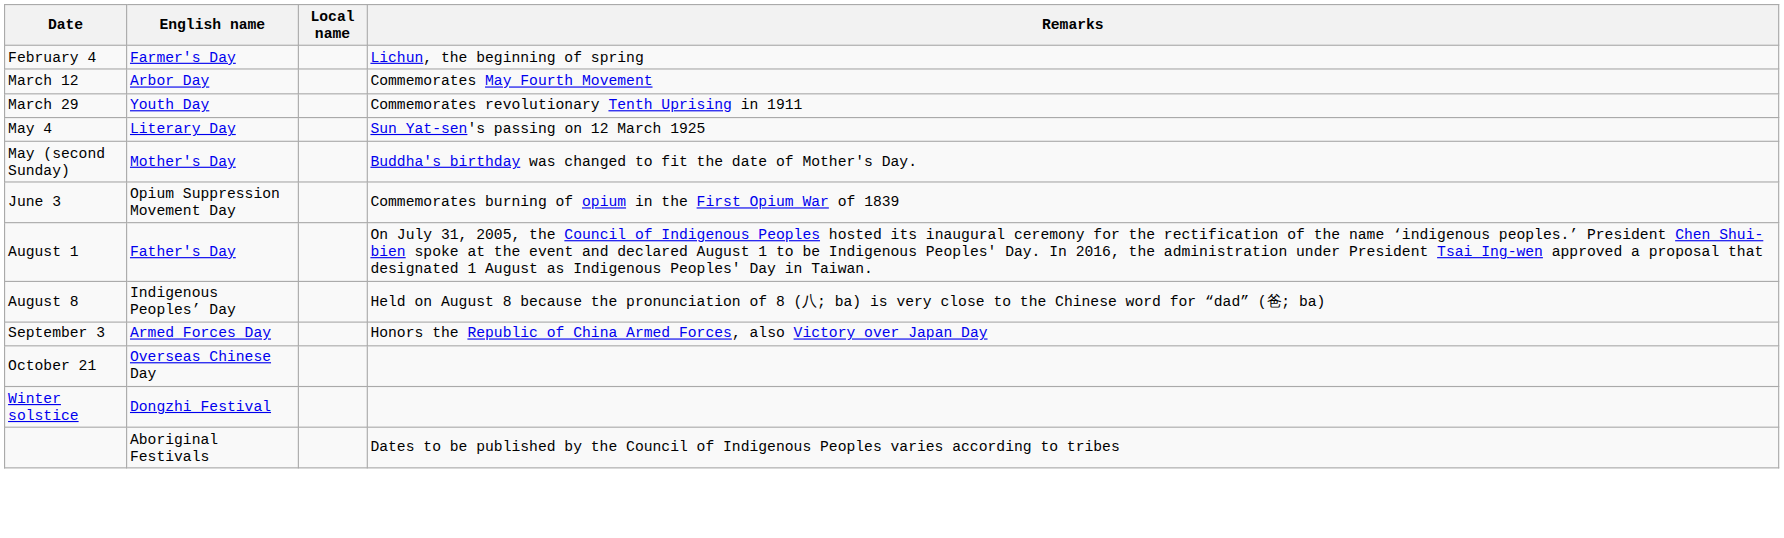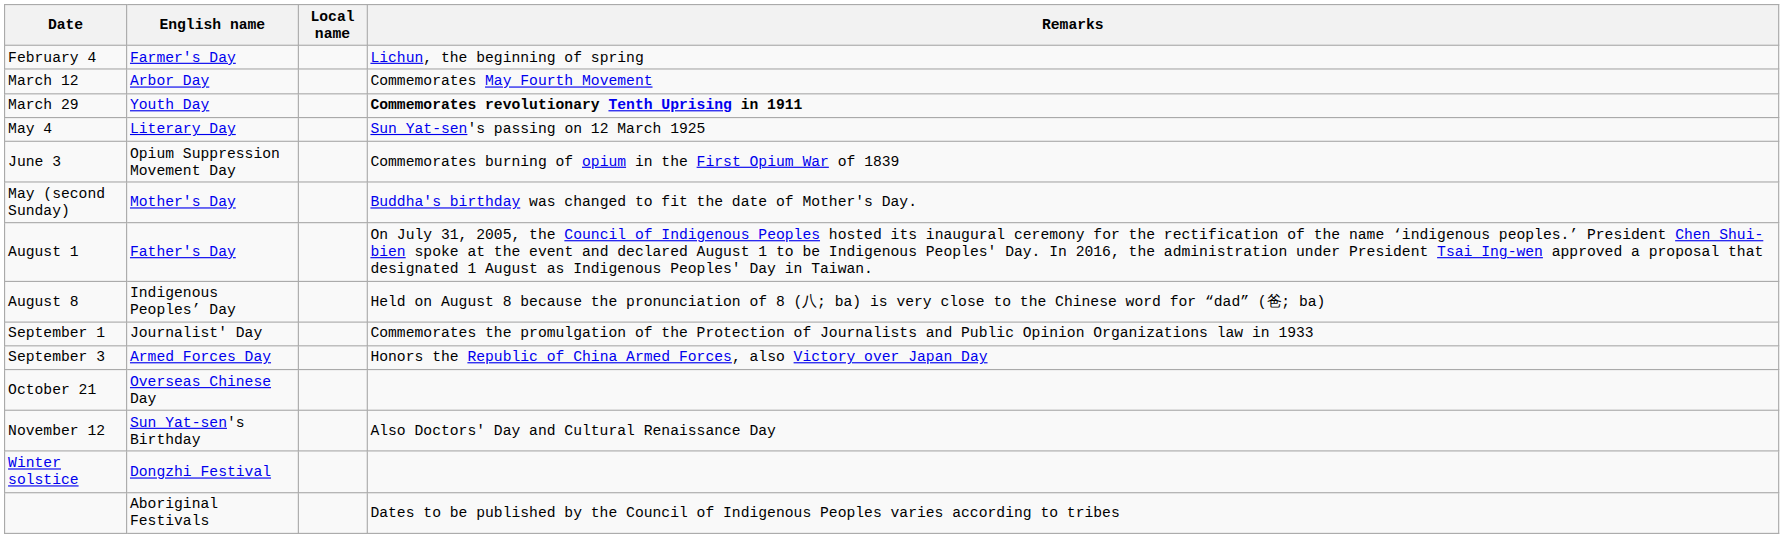(586, 105) normal -> (586, 105) bold
rows swapped: (57, 162) <-> (35, 203)
+ row: (57, 334)
+ row: (57, 431)
